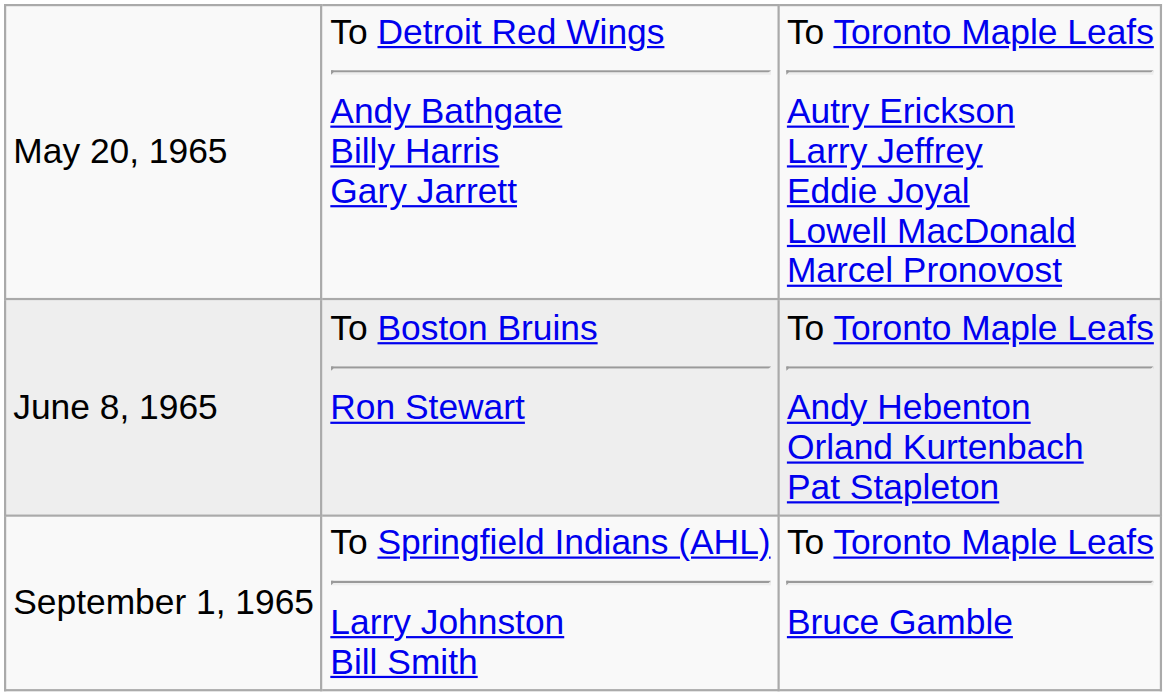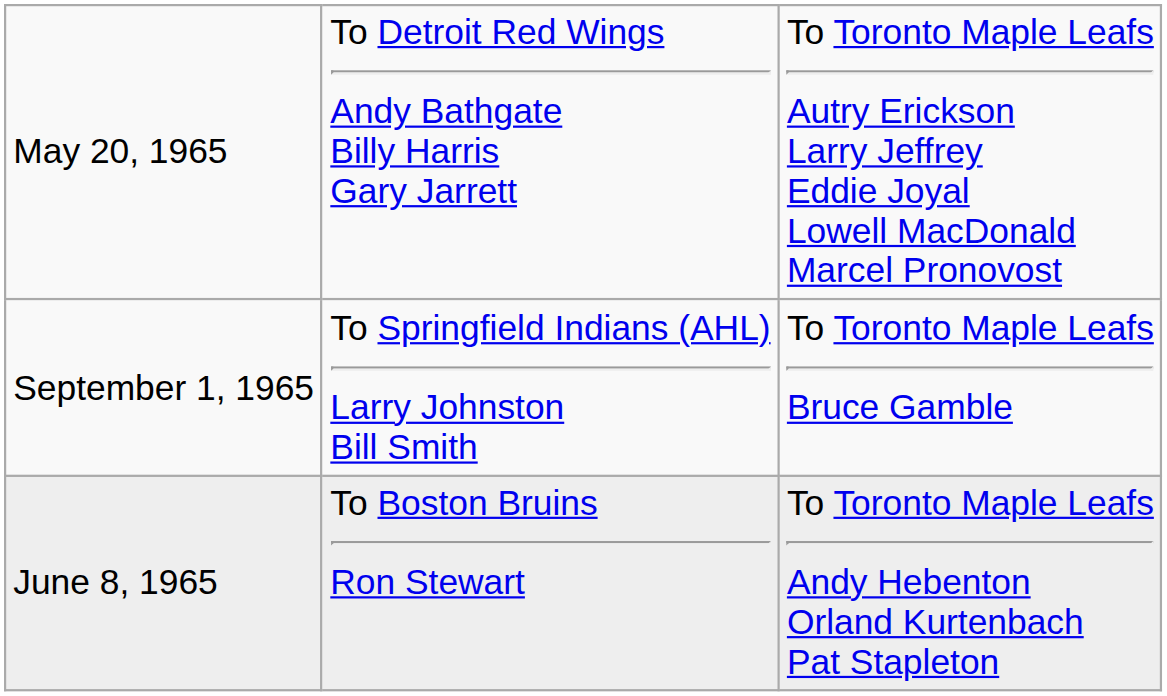rows swapped: (116, 406) <-> (164, 602)
